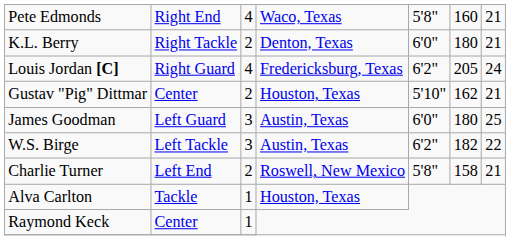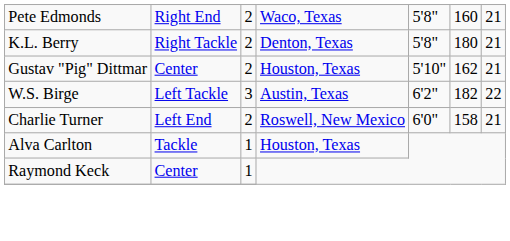(249, 17) 4 -> (249, 17) 2
(425, 42) 6'0" -> (425, 42) 5'8"
- row: (63, 68)
- row: (62, 119)
(425, 171) 5'8" -> (425, 119) 6'0"
